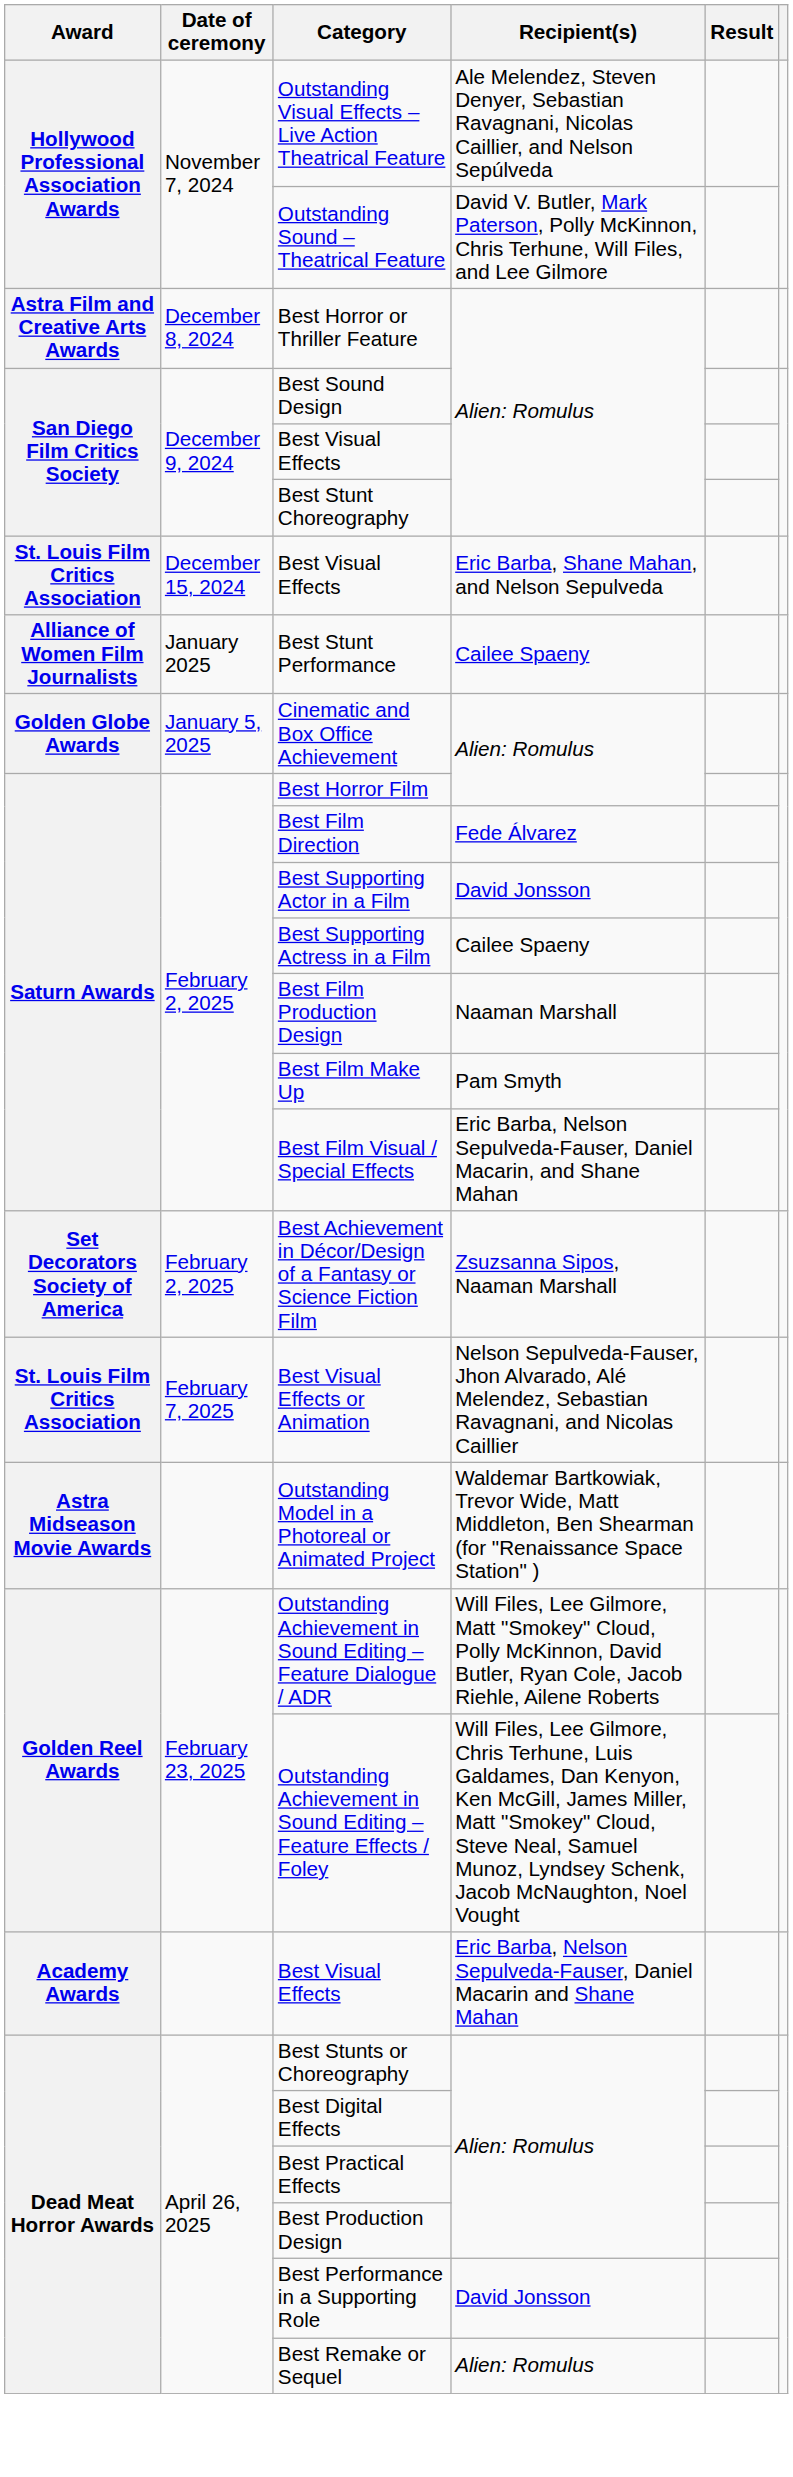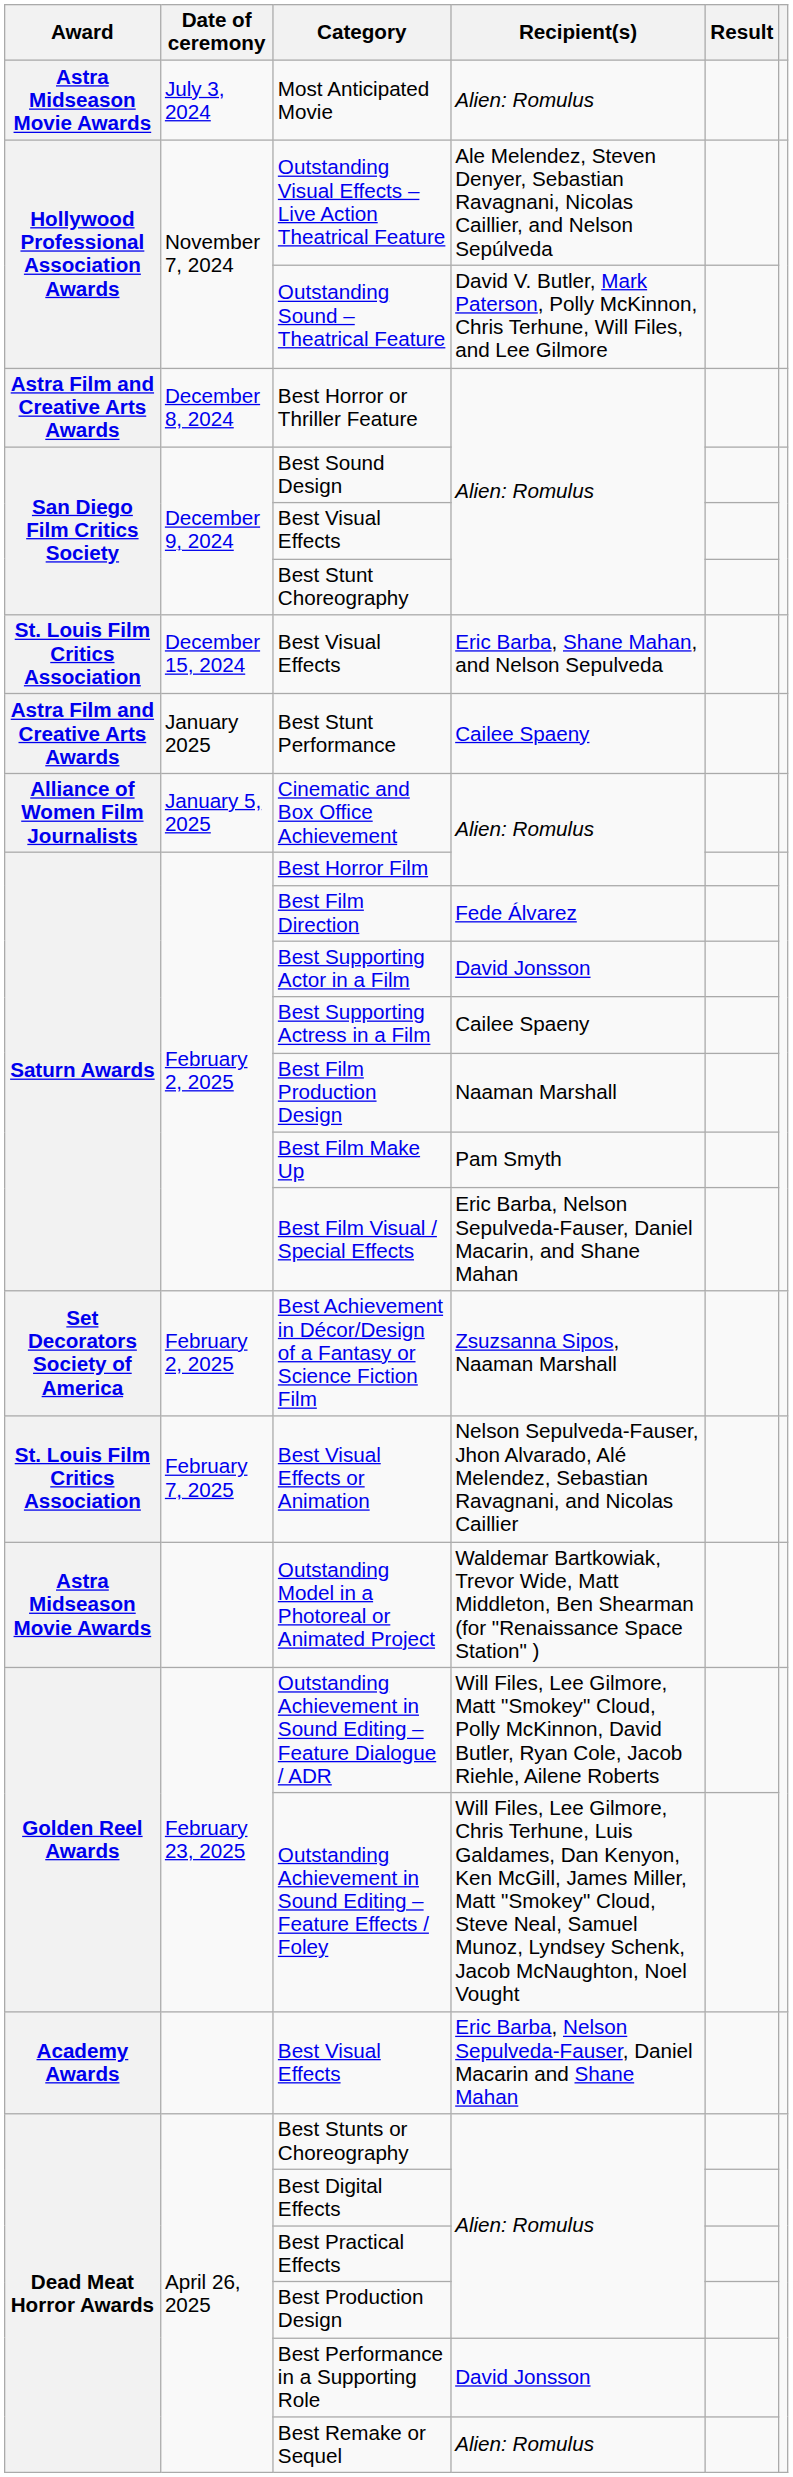+ row: (354, 100)
(82, 654) Alliance of Women Film Journalists -> (82, 733) Astra Film and Creative Arts Awards
(82, 733) Golden Globe Awards -> (82, 812) Alliance of Women Film Journalists
